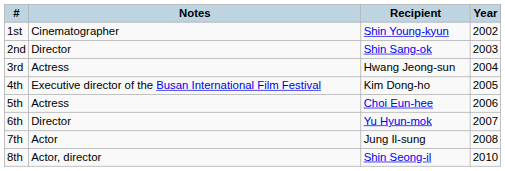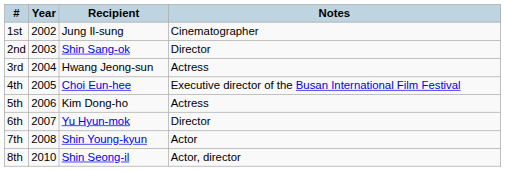columns swapped: (485, 13) <-> (195, 13)
(406, 31) Shin Young-kyun -> (93, 31) Jung Il-sung
(397, 85) Kim Dong-ho -> (96, 85) Choi Eun-hee
(398, 103) Choi Eun-hee -> (95, 103) Kim Dong-ho
(395, 139) Jung Il-sung -> (104, 139) Shin Young-kyun
